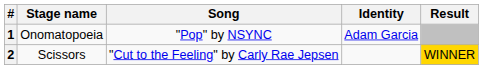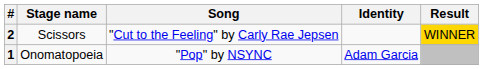rows swapped: (11, 34) <-> (11, 54)
